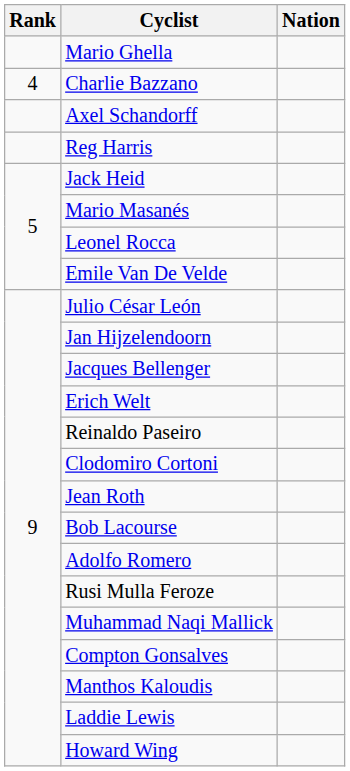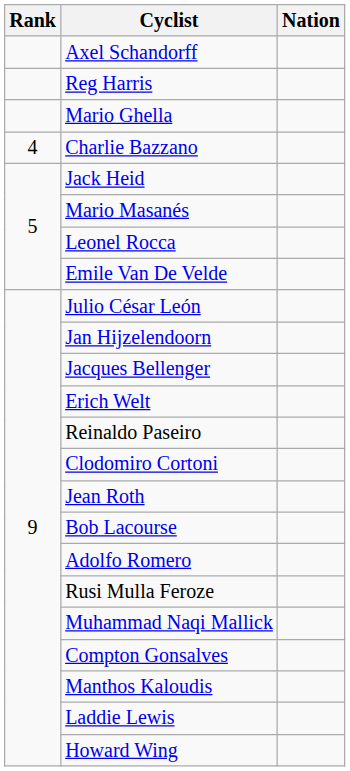rows swapped: (119, 52) <-> (131, 115)
rows swapped: (109, 147) <-> (132, 83)
